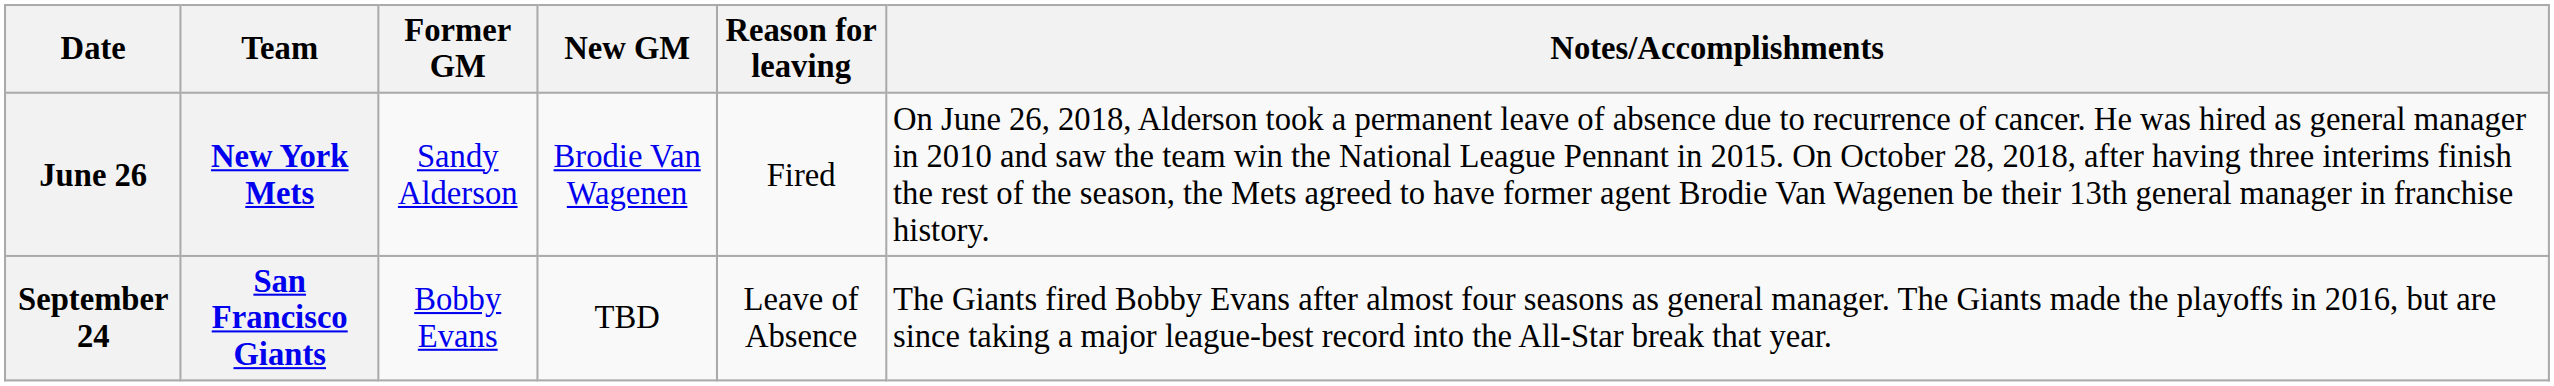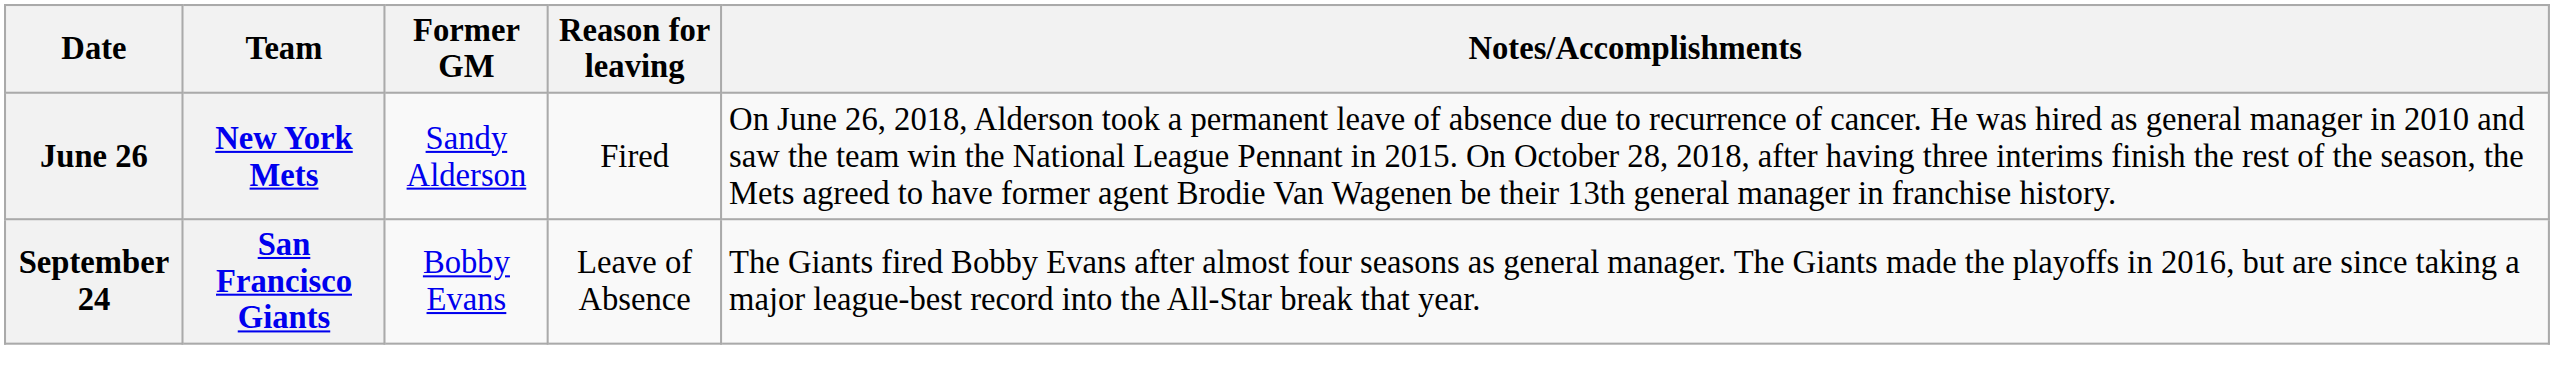- column: (627, 48)
